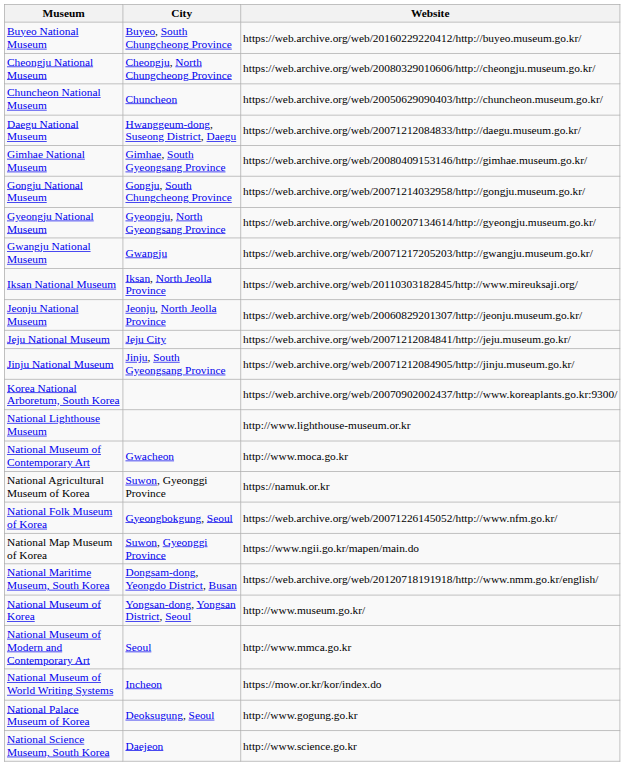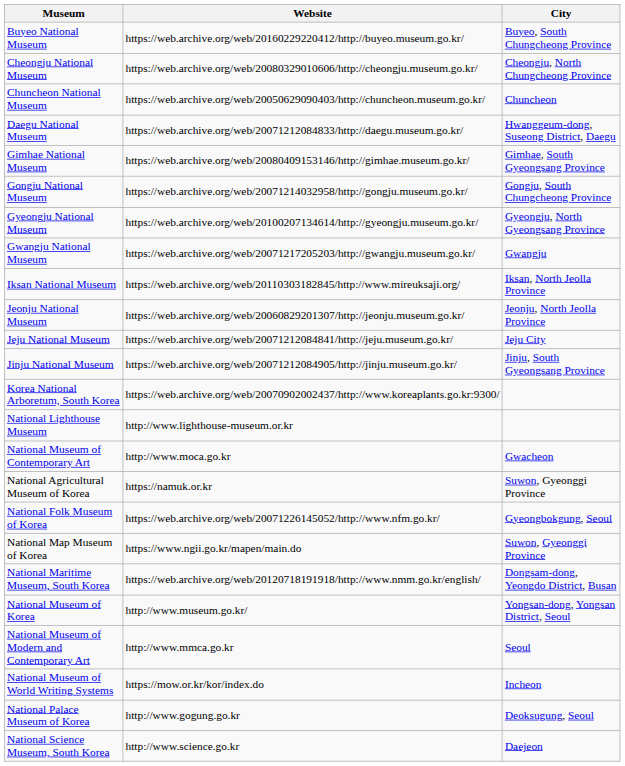columns swapped: (182, 13) <-> (430, 13)
